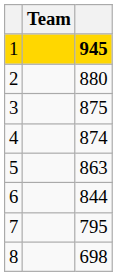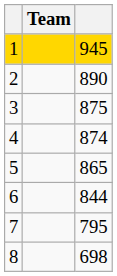(94, 49) bold -> (94, 49) normal
(94, 78) 880 -> (94, 78) 890
(94, 167) 863 -> (94, 167) 865
